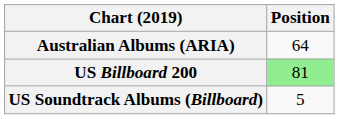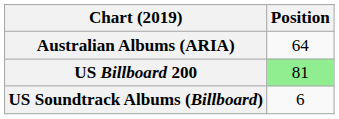(300, 99) 5 -> (300, 99) 6
